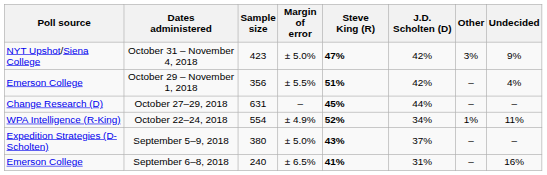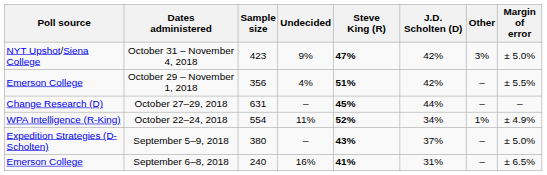columns swapped: (300, 23) <-> (514, 23)
